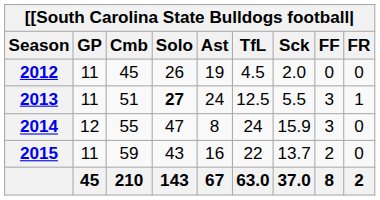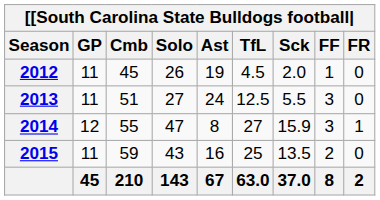(329, 72) 0 -> (329, 72) 1
(174, 99) bold -> (174, 99) normal
(359, 99) 1 -> (359, 99) 0
(253, 126) 24 -> (253, 126) 27
(359, 126) 0 -> (359, 126) 1
(253, 153) 22 -> (253, 153) 25
(294, 153) 13.7 -> (294, 153) 13.5
